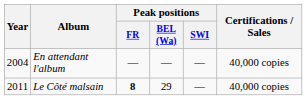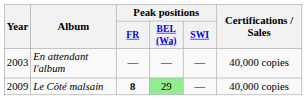(18, 63) 2004 -> (18, 63) 2003
(18, 86) 2011 -> (18, 86) 2009
(166, 86) no background -> (166, 86) lightgreen background
